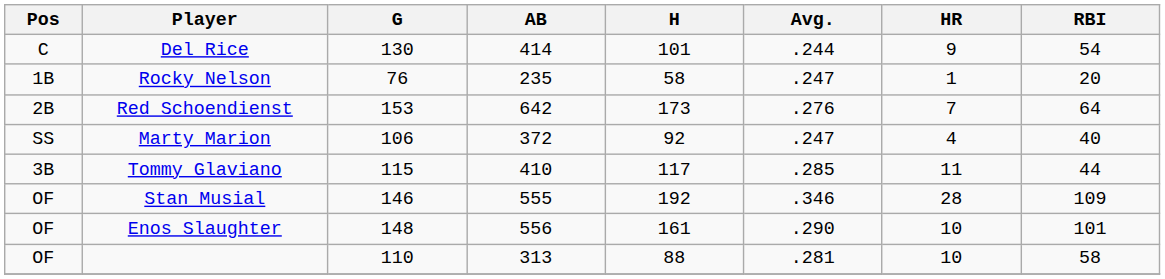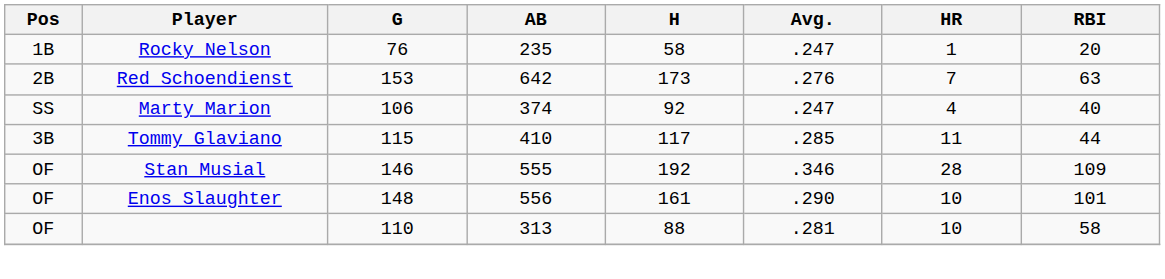- row: (205, 50)
(1090, 109) 64 -> (1090, 79) 63
(536, 139) 372 -> (536, 109) 374
